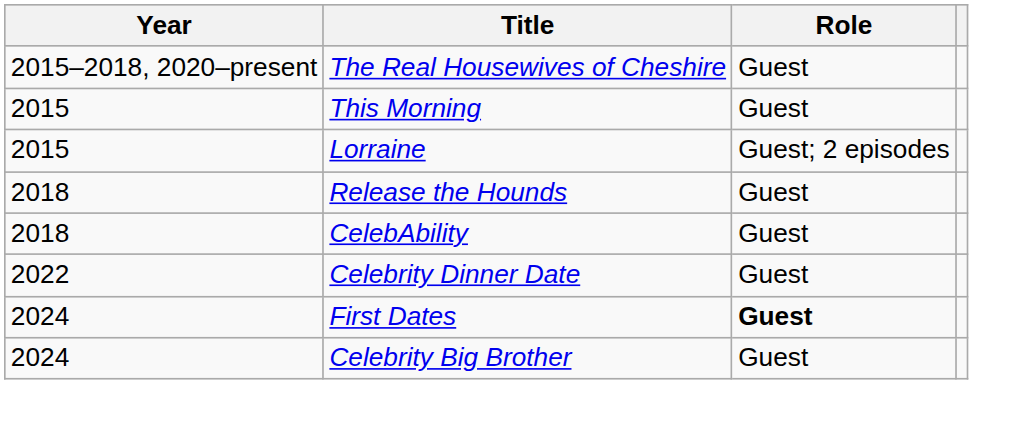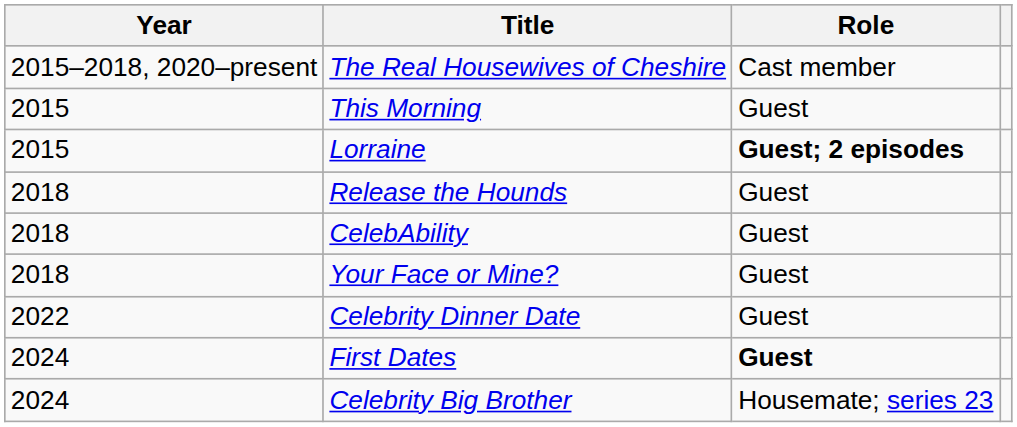(773, 66) Guest -> (817, 66) Cast member
(844, 150) normal -> (851, 150) bold
+ row: (444, 274)
(773, 358) Guest -> (866, 399) Housemate; series 23
